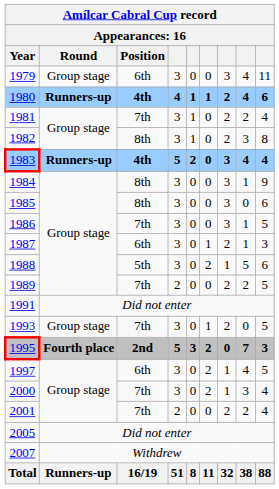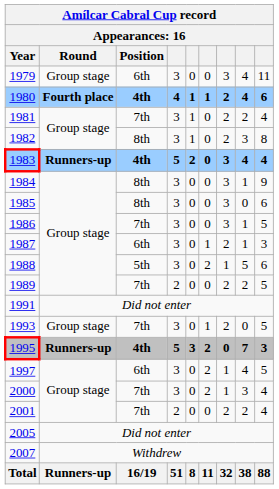(78, 96) Runners-up -> (78, 96) Fourth place
(79, 348) Fourth place -> (78, 348) Runners-up
(143, 348) 2nd -> (142, 348) 4th
